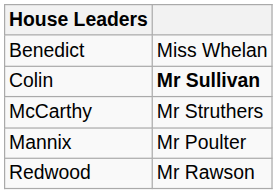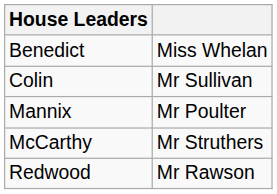(208, 81) bold -> (205, 81) normal
rows swapped: (50, 111) <-> (40, 142)
